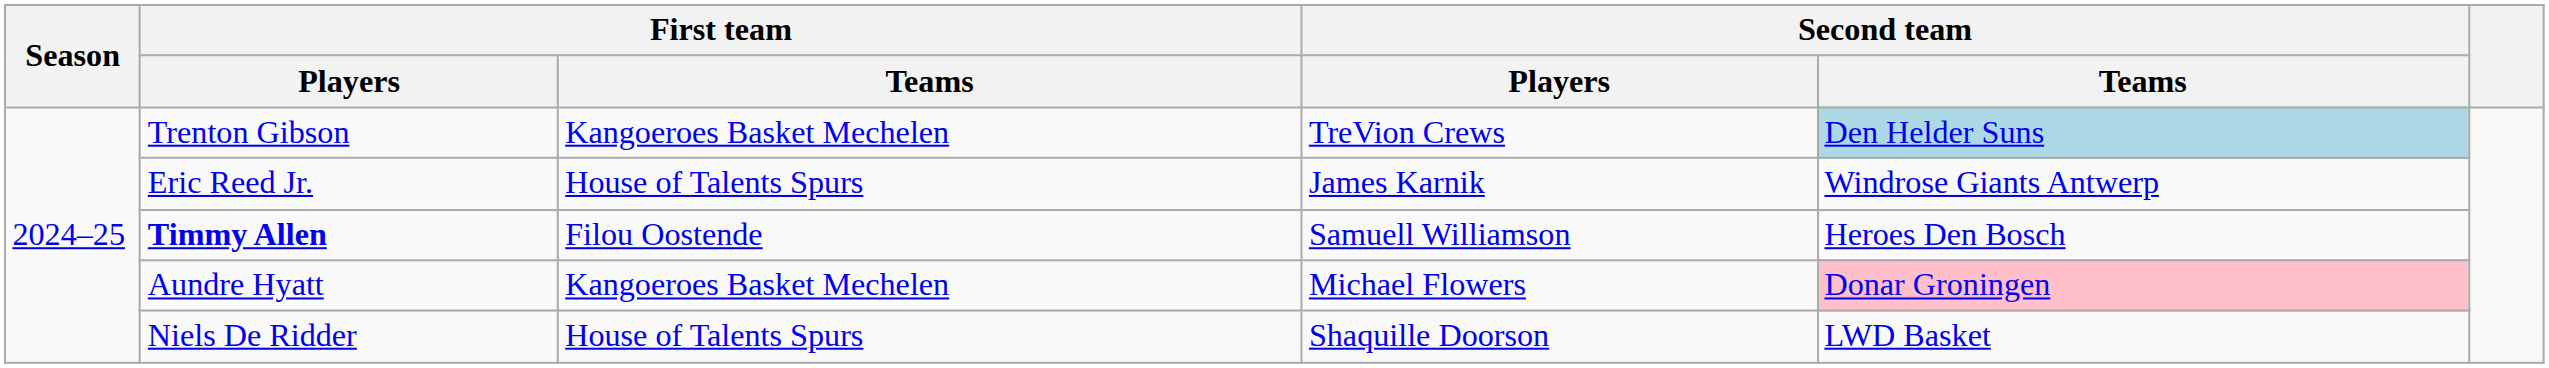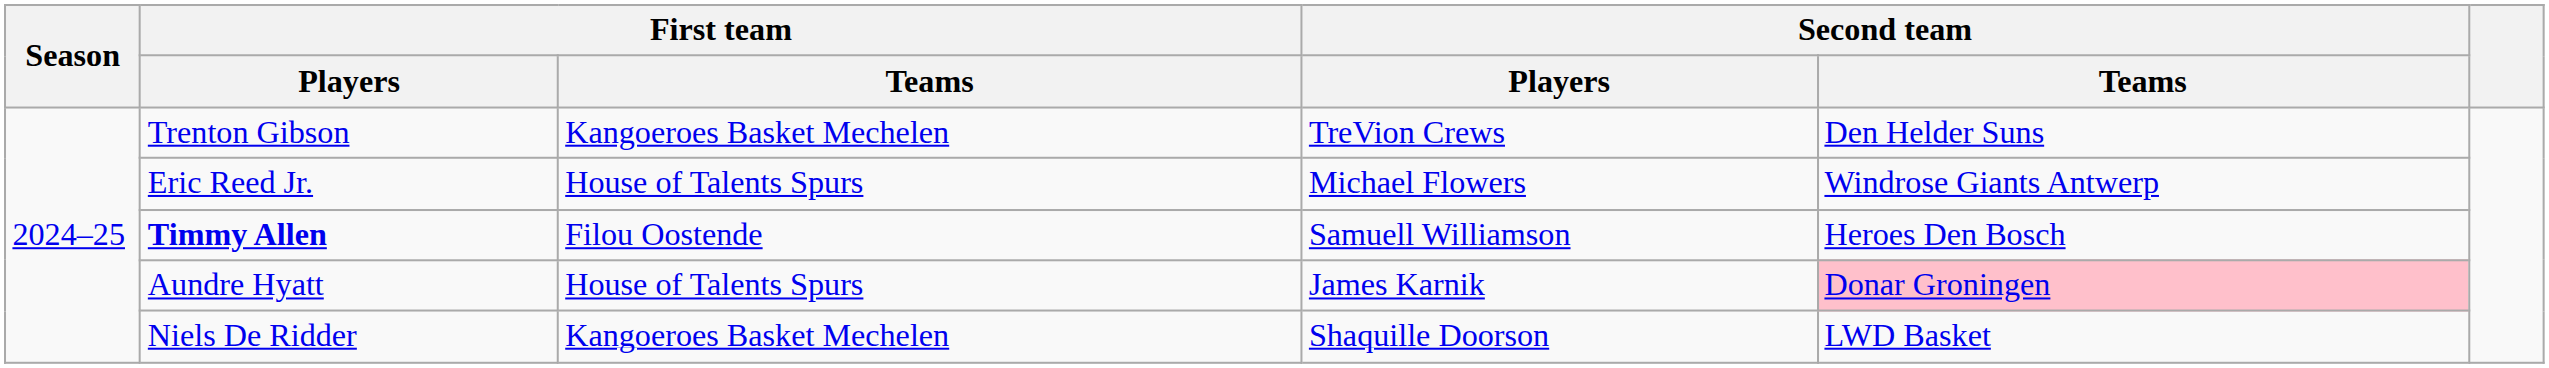(1934, 132) lightblue background -> (1934, 132) no background
(1397, 183) James Karnik -> (1417, 183) Michael Flowers
(757, 285) Kangoeroes Basket Mechelen -> (714, 285) House of Talents Spurs
(1417, 285) Michael Flowers -> (1397, 285) James Karnik
(714, 336) House of Talents Spurs -> (757, 336) Kangoeroes Basket Mechelen
